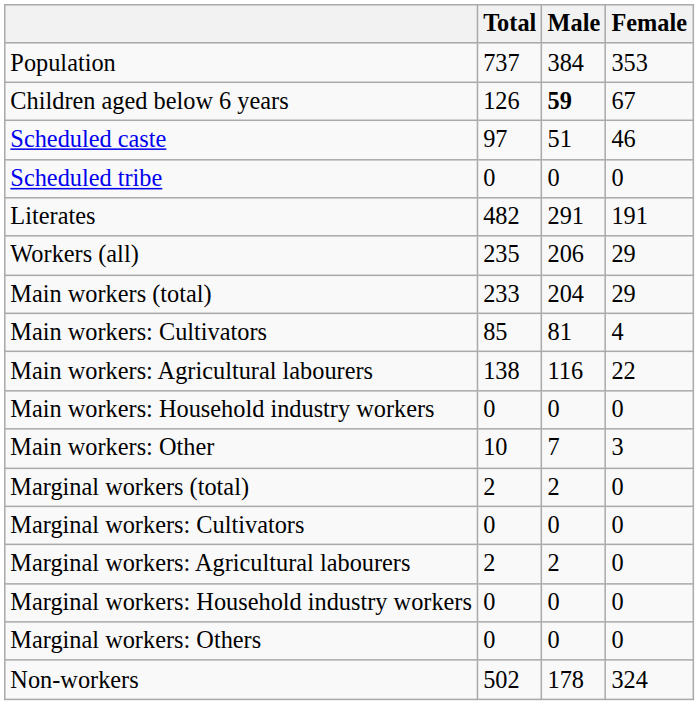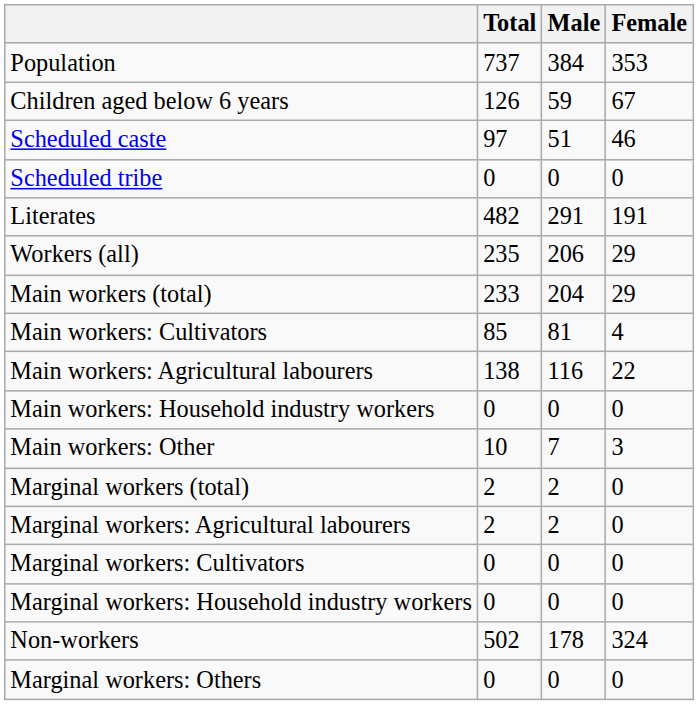(560, 100) bold -> (560, 100) normal
rows swapped: (157, 525) <-> (210, 563)
rows swapped: (136, 640) <-> (75, 679)
